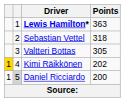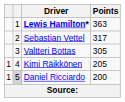(100, 37) 318 -> (100, 37) 317
(9, 64) gold background -> (9, 64) no background
(100, 64) 202 -> (100, 64) 205
